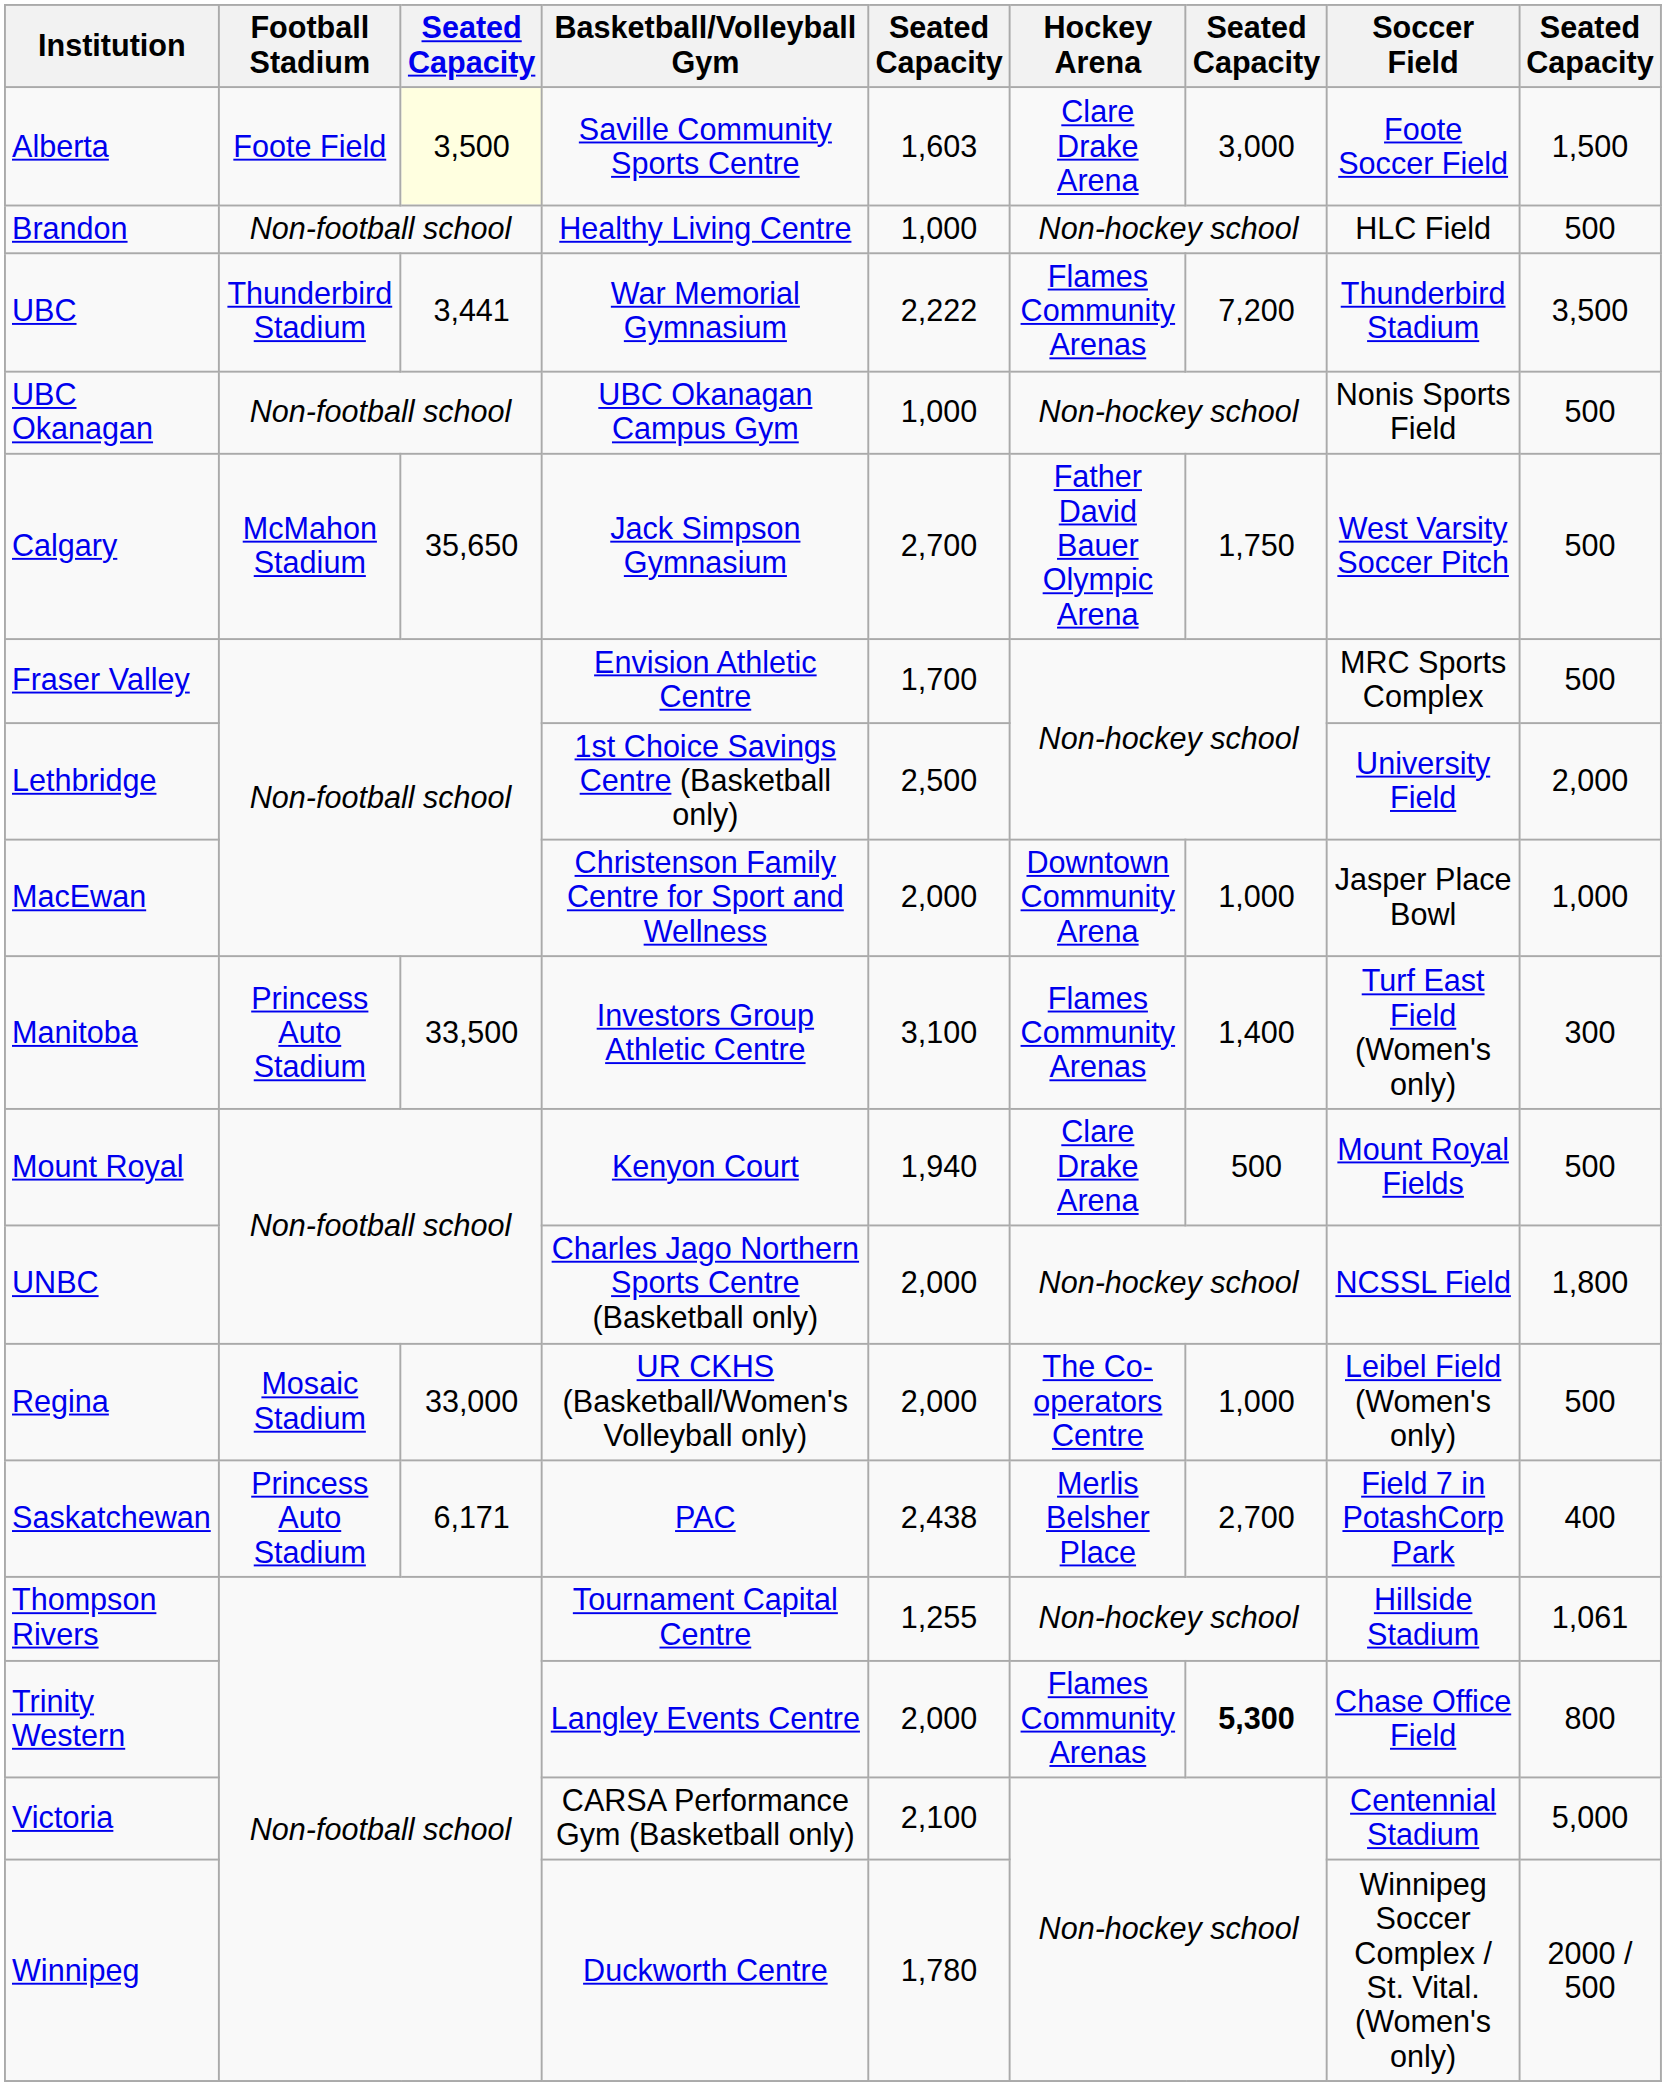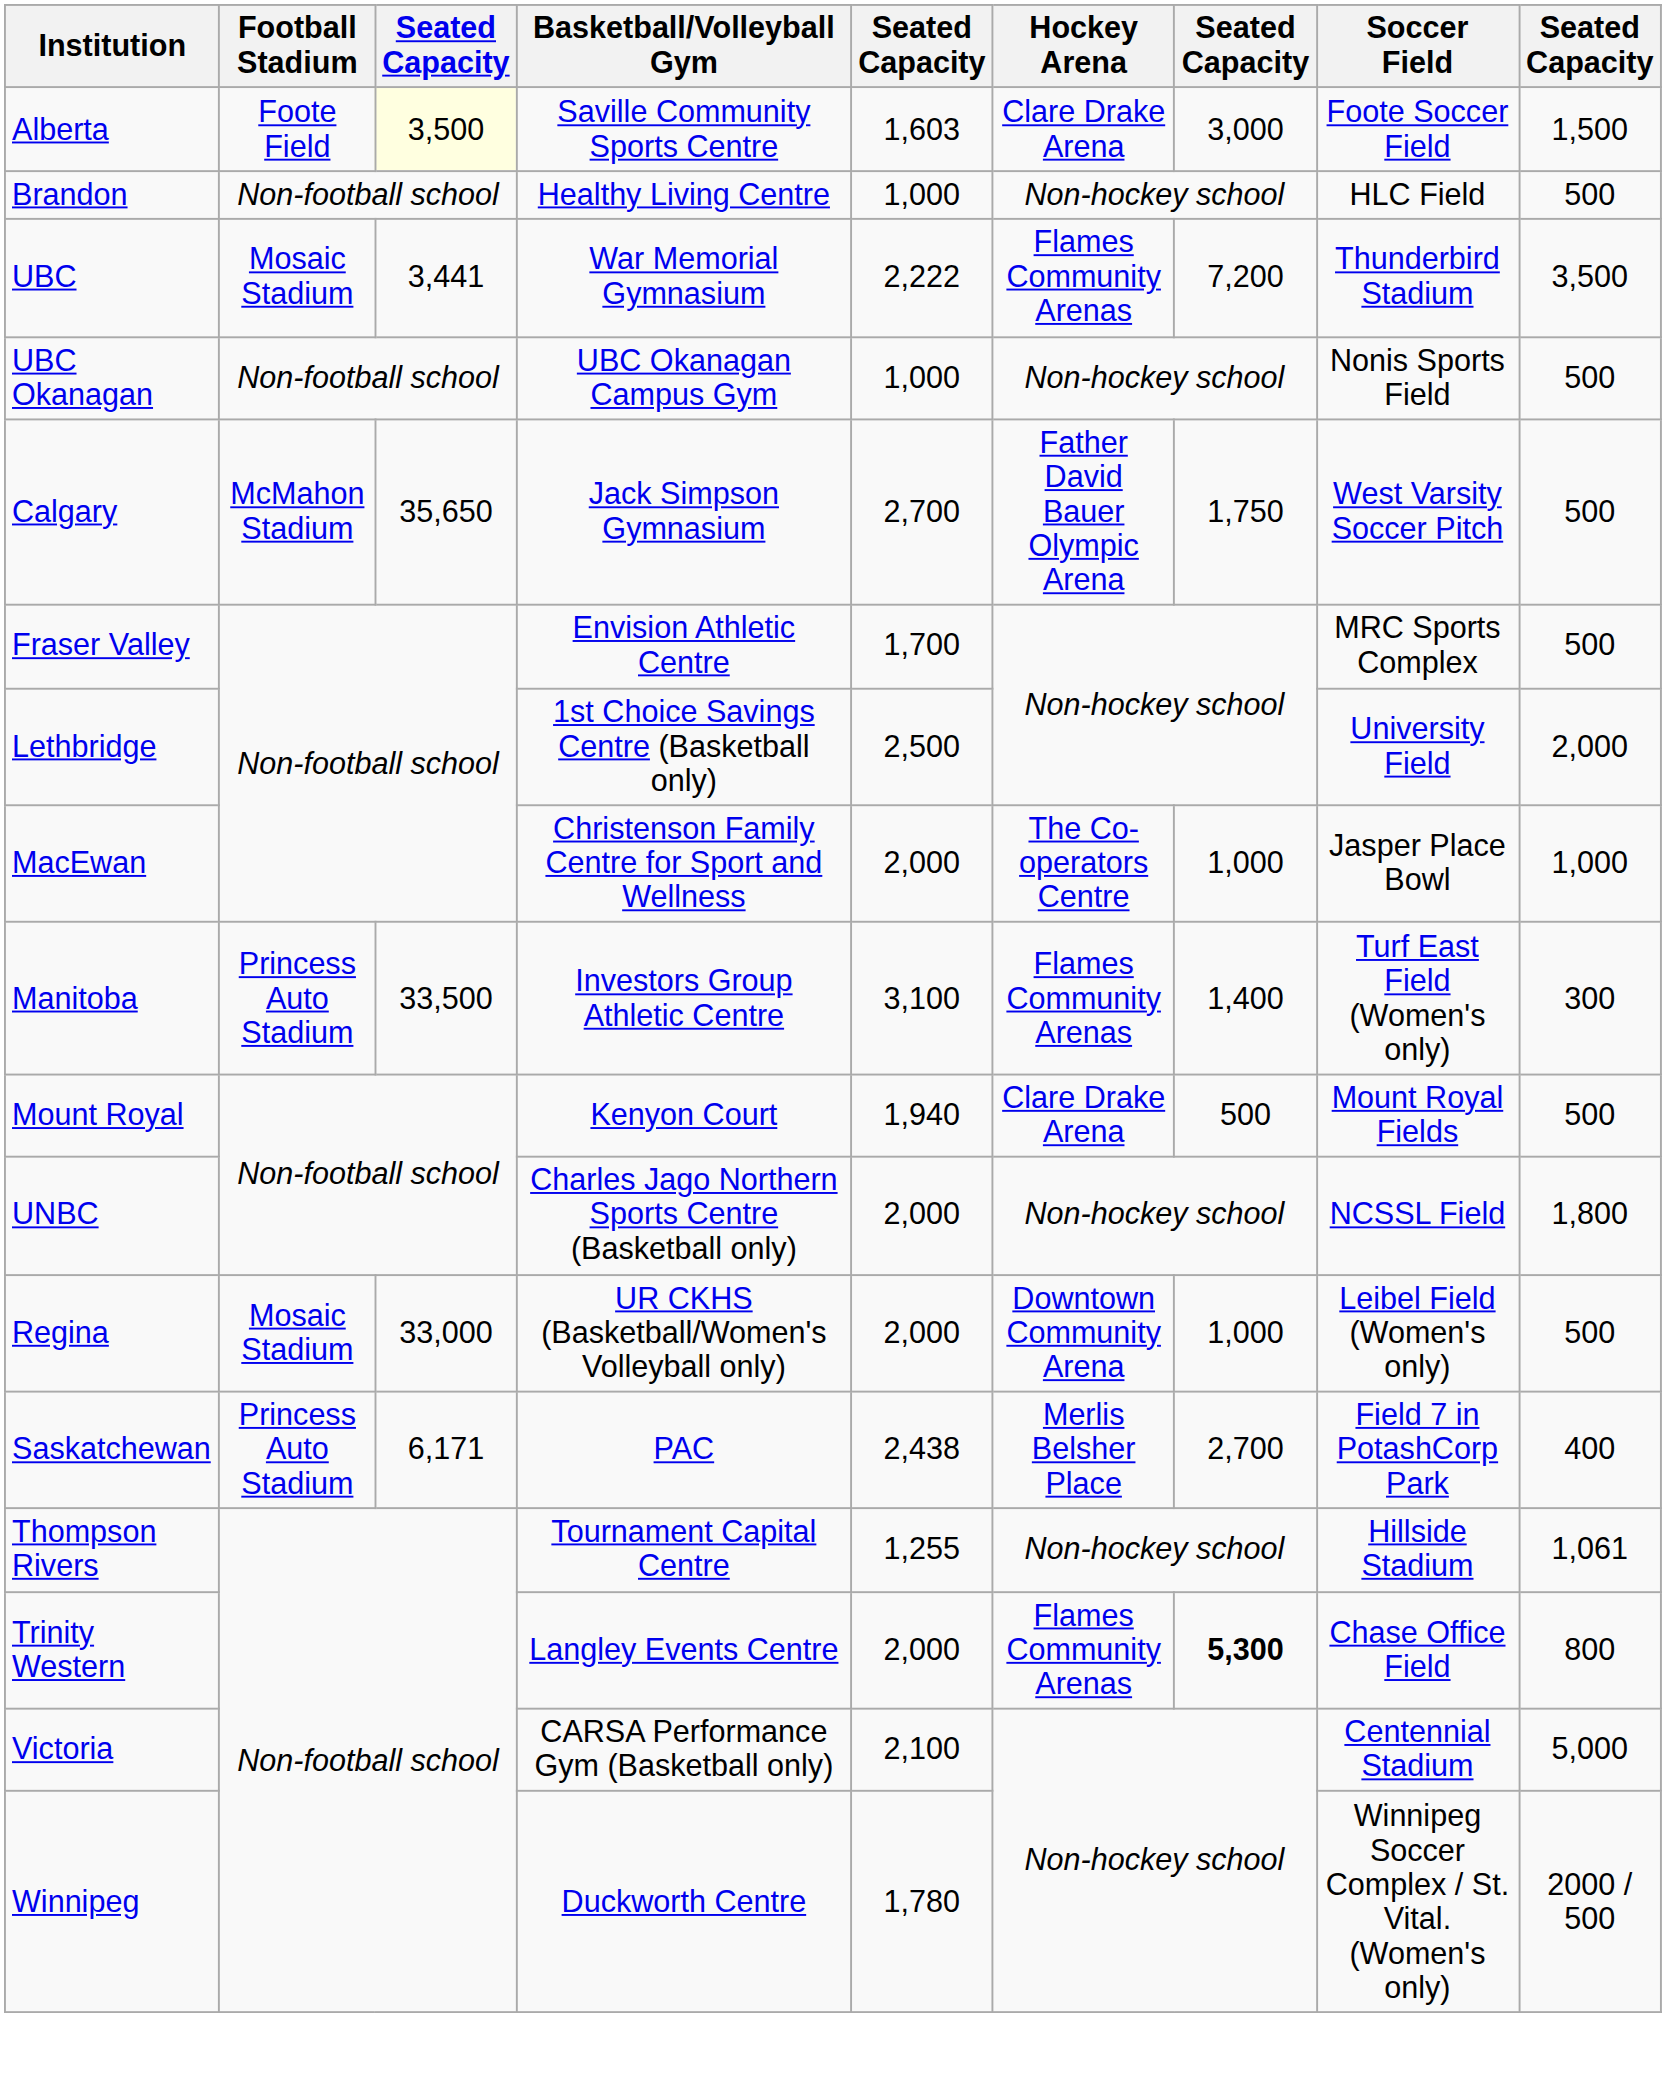(310, 311) Thunderbird Stadium -> (297, 277) Mosaic Stadium
(1098, 897) Downtown Community Arena -> (1084, 863) The Co-operators Centre
(1098, 1401) The Co-operators Centre -> (1084, 1332) Downtown Community Arena
